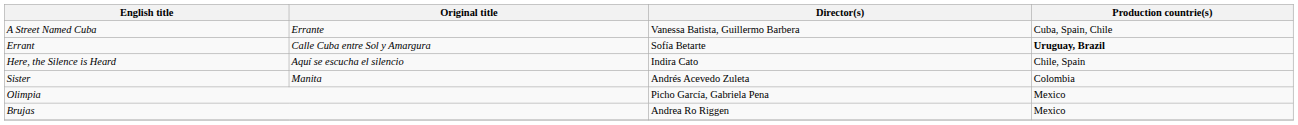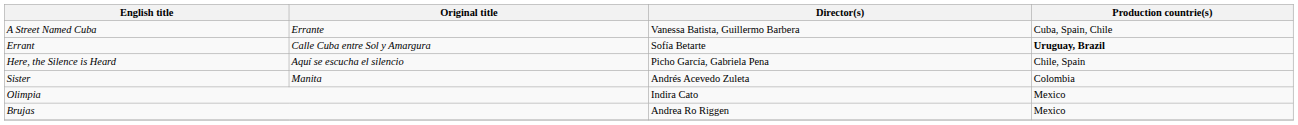(675, 62) Indira Cato -> (710, 62) Picho García, Gabriela Pena
(710, 95) Picho García, Gabriela Pena -> (675, 95) Indira Cato
